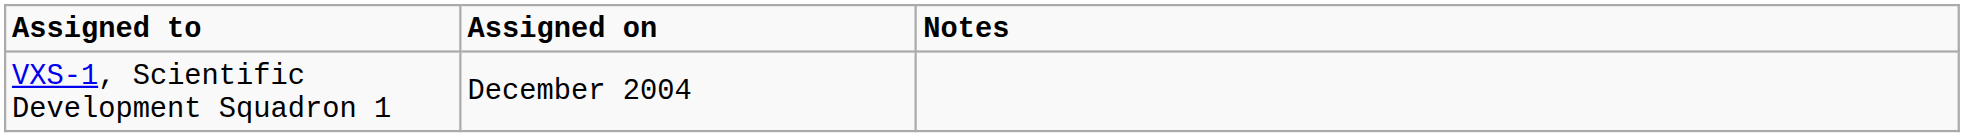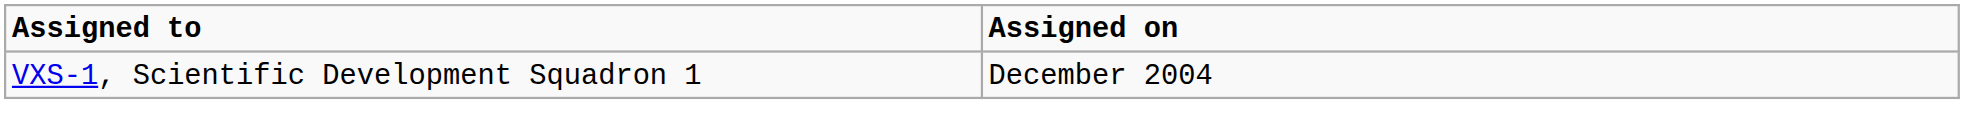- column: (966, 29)
